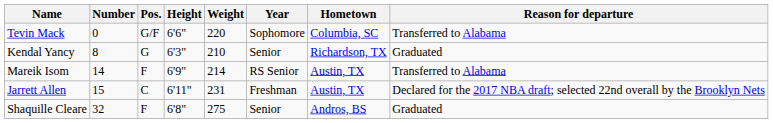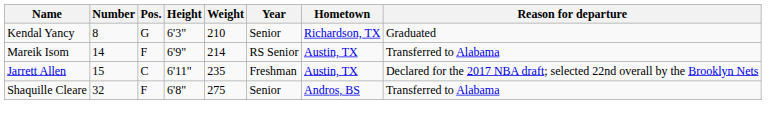- row: (36, 33)
(216, 90) 231 -> (216, 71) 235
(417, 109) Graduated -> (443, 90) Transferred to Alabama
